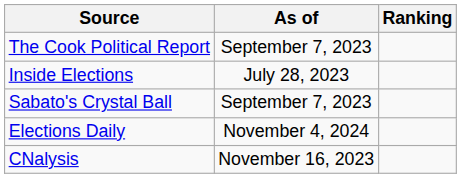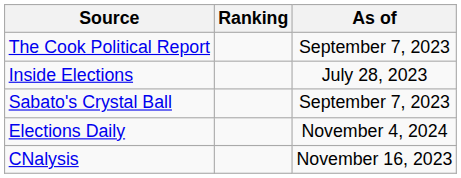columns swapped: (417, 18) <-> (296, 18)
